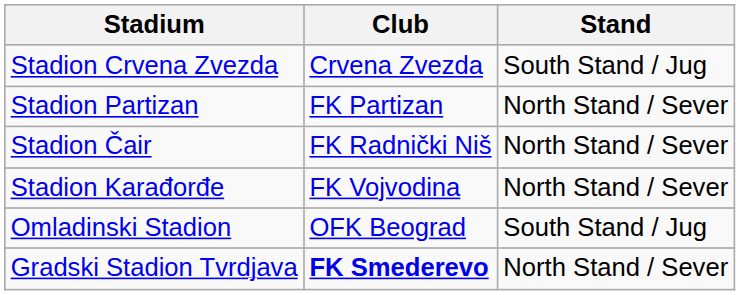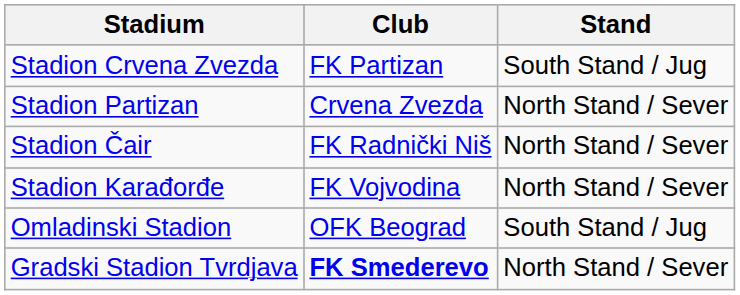(396, 65) Crvena Zvezda -> (376, 65) FK Partizan
(376, 106) FK Partizan -> (396, 106) Crvena Zvezda
